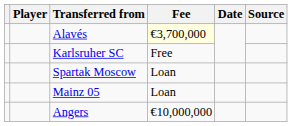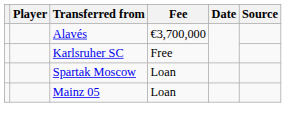(178, 33) lightyellow background -> (178, 33) no background
- row: (71, 111)
